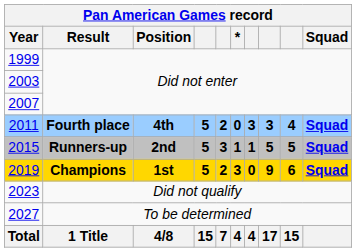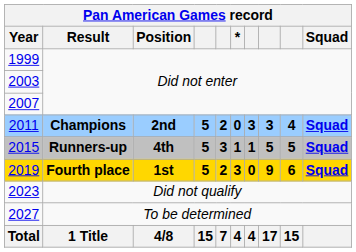(88, 125) Fourth place -> (88, 125) Champions
(164, 125) 4th -> (164, 125) 2nd
(164, 147) 2nd -> (164, 147) 4th
(88, 170) Champions -> (88, 170) Fourth place
